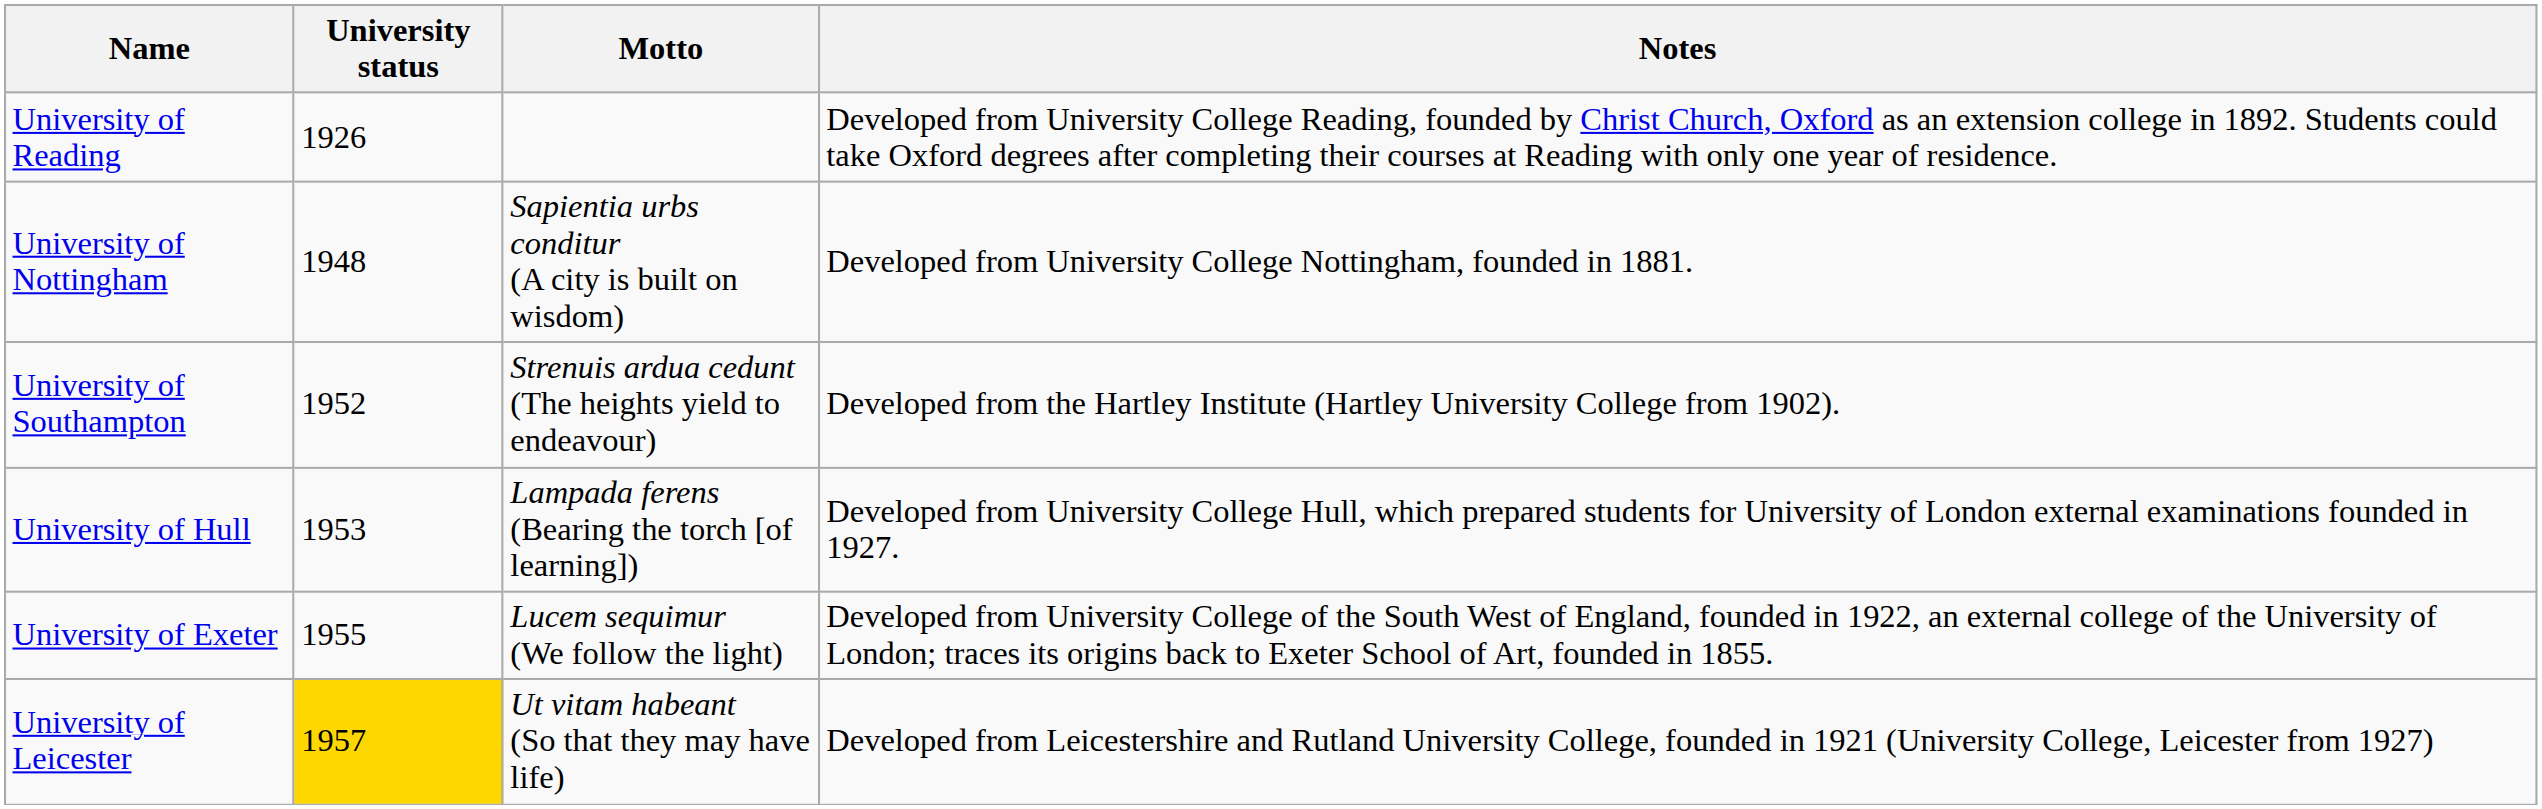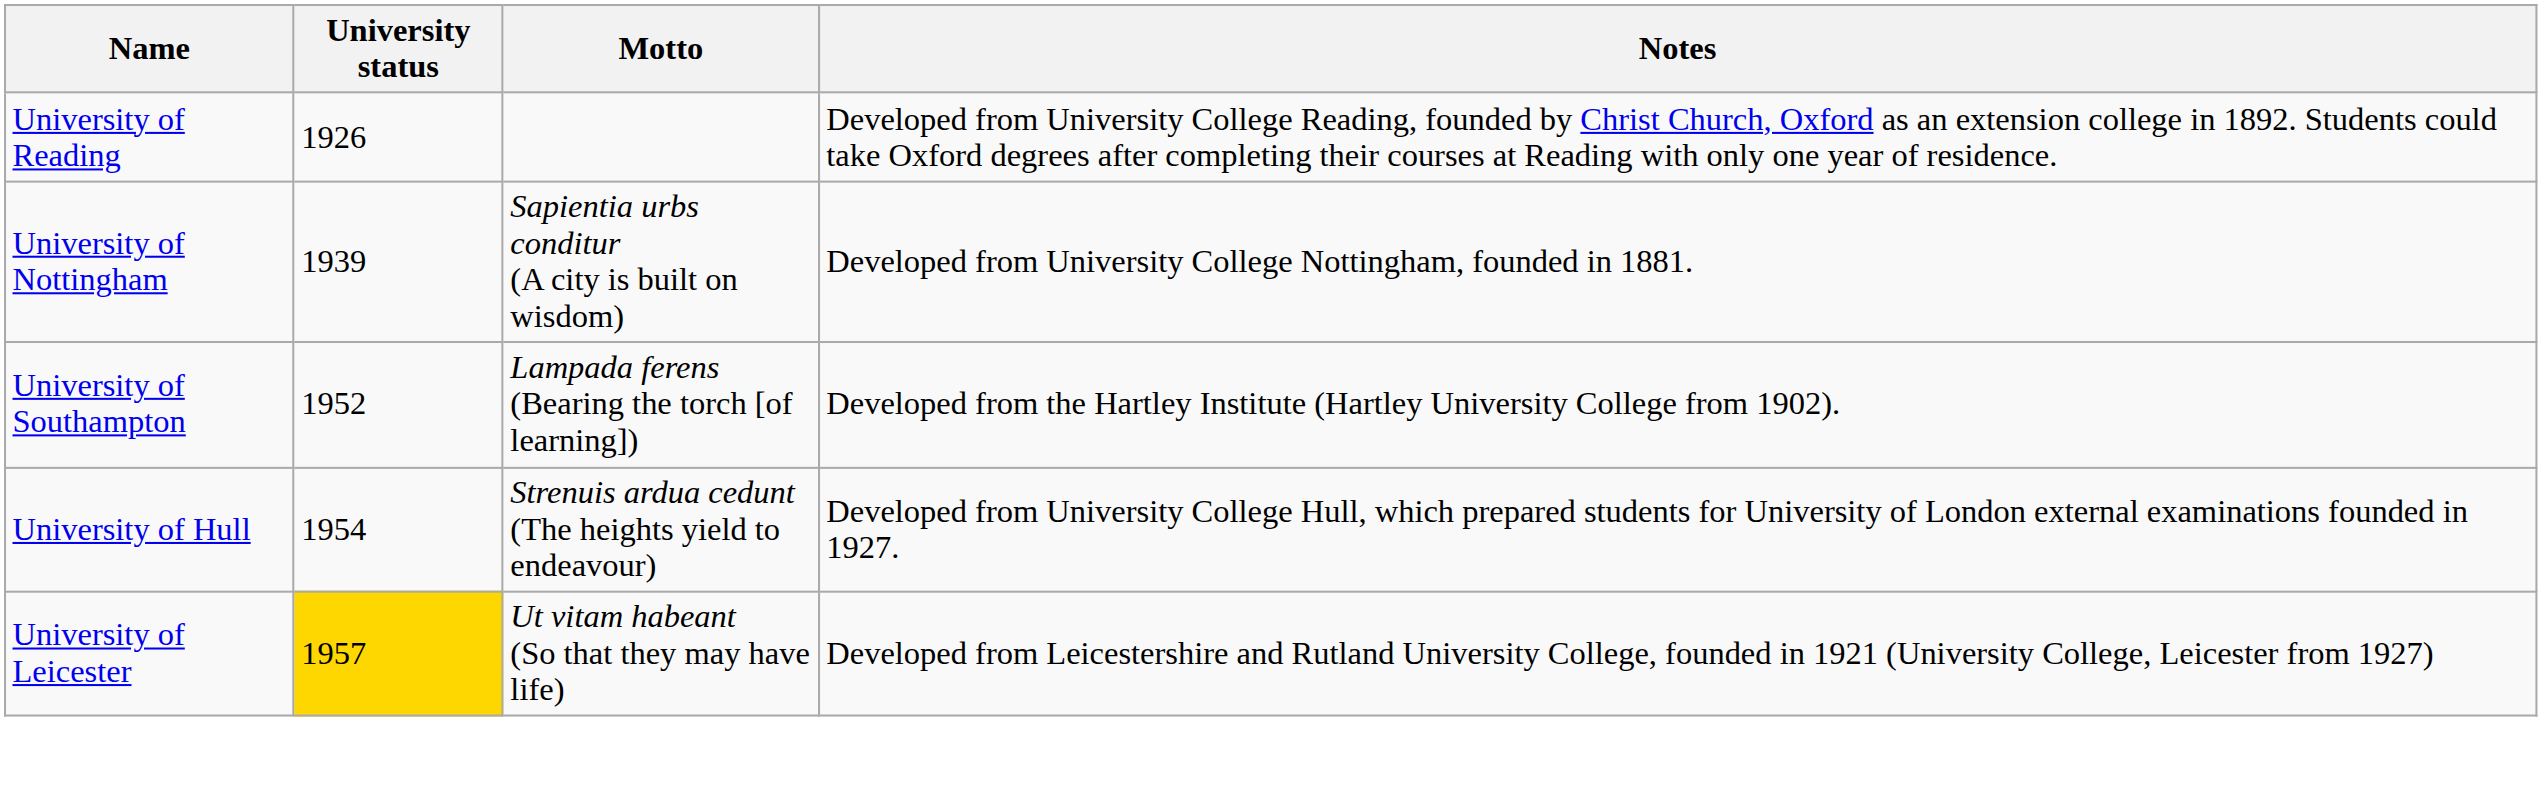(334, 261) 1948 -> (334, 261) 1939
(653, 404) Strenuis ardua cedunt (The heights yield to endeavour) -> (652, 404) Lampada ferens (Bearing the torch [of learning])
(334, 528) 1953 -> (334, 528) 1954
(652, 528) Lampada ferens (Bearing the torch [of learning]) -> (653, 528) Strenuis ardua cedunt (The heights yield to endeavour)
- row: (145, 634)
